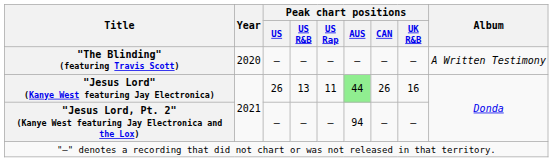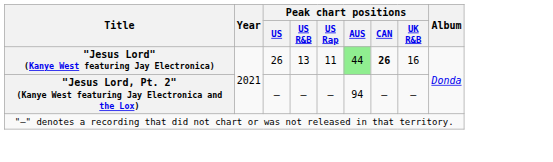- row: (119, 61)
(384, 88) normal -> (384, 61) bold
